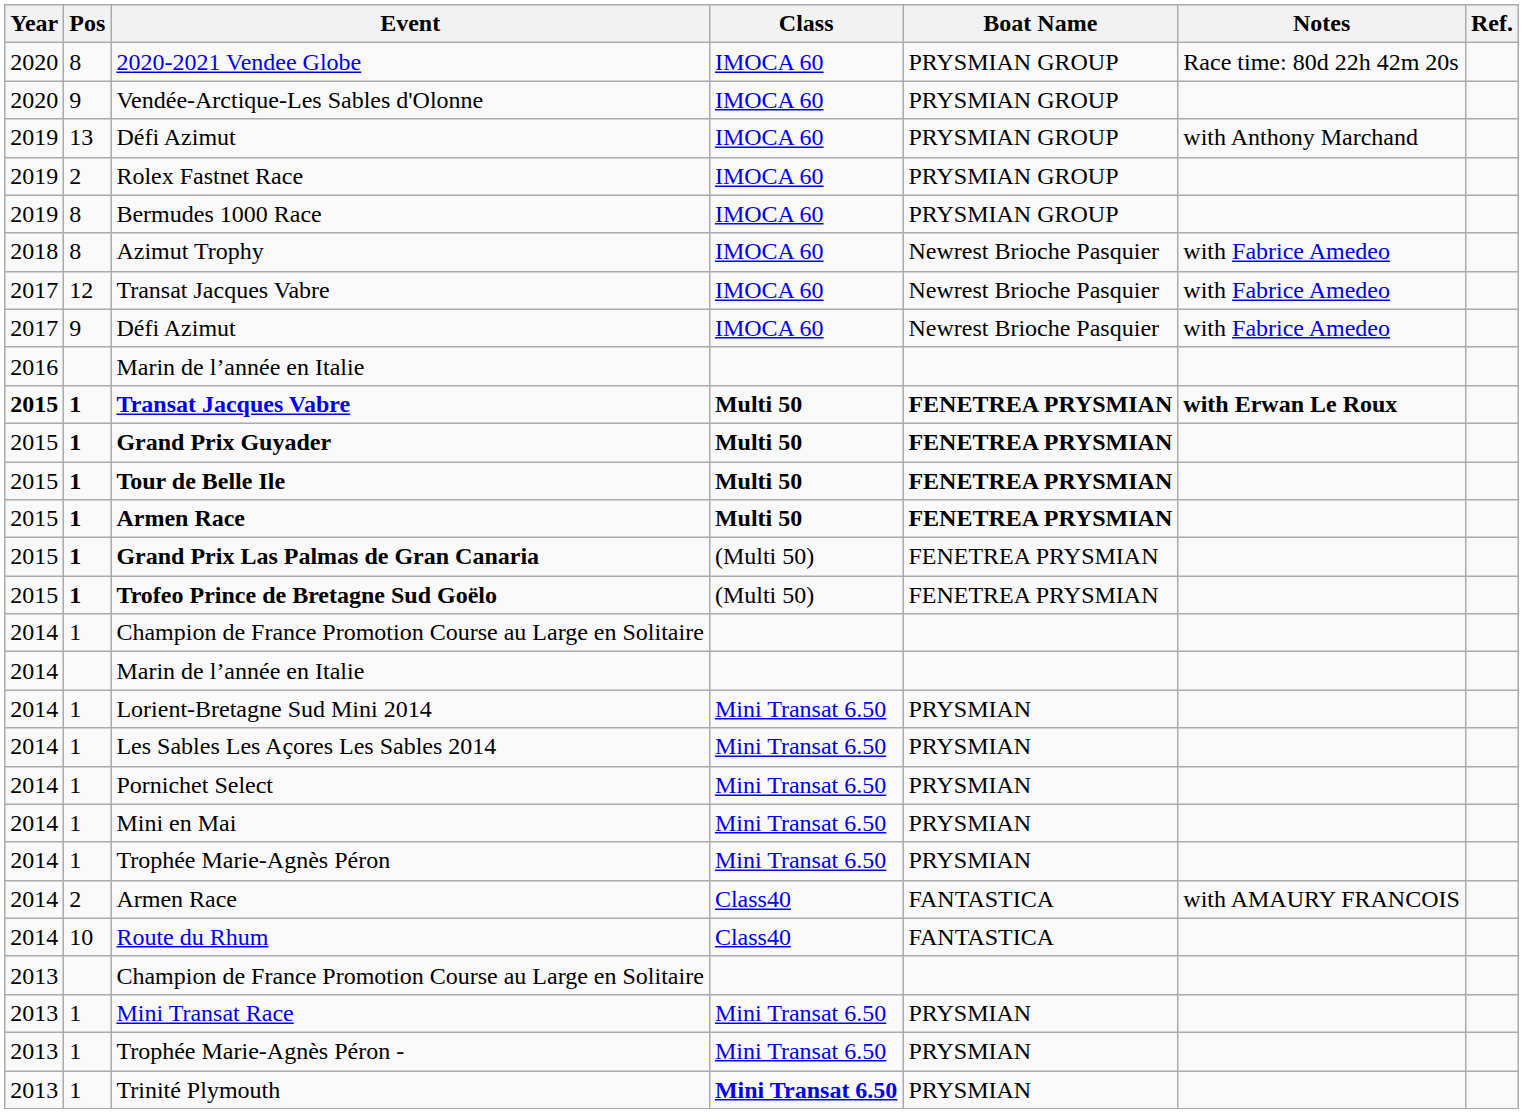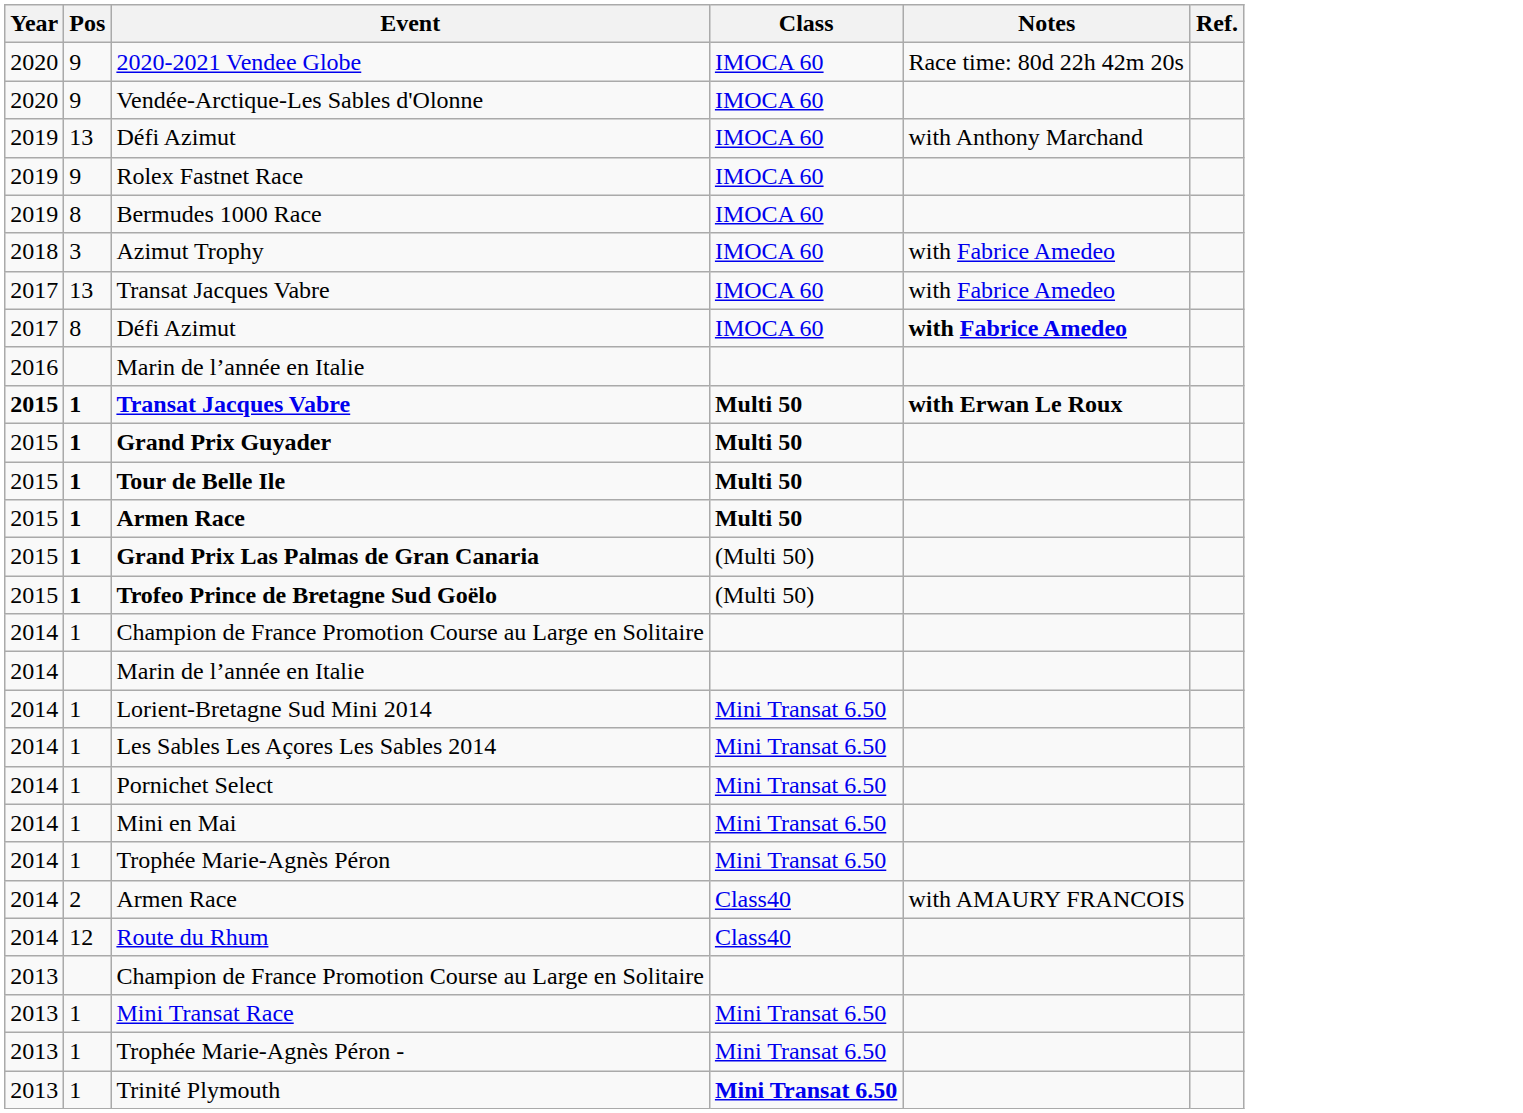- column: (1040, 23)
(75, 61) 8 -> (75, 61) 9
(75, 175) 2 -> (75, 175) 9
(75, 251) 8 -> (75, 251) 3
(81, 289) 12 -> (81, 289) 13
(75, 328) 9 -> (75, 328) 8
(1287, 328) normal -> (1018, 328) bold
(81, 937) 10 -> (81, 937) 12
